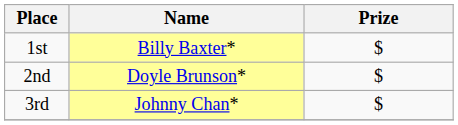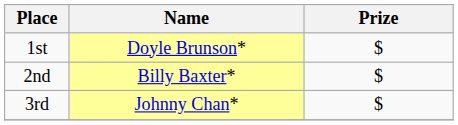(187, 47) Billy Baxter* -> (187, 47) Doyle Brunson*
(187, 76) Doyle Brunson* -> (187, 76) Billy Baxter*
